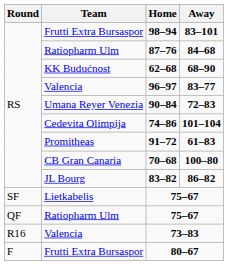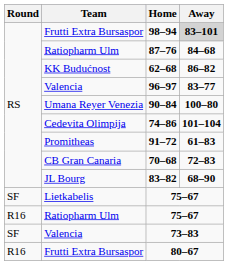(201, 32) no background -> (201, 32) lightgrey background
(201, 68) 68–90 -> (201, 68) 86–82
(201, 105) 72–83 -> (201, 105) 100–80
(201, 160) 100–80 -> (201, 160) 72–83
(201, 178) 86–82 -> (201, 178) 68–90
(14, 215) QF -> (16, 215) R16
(16, 233) R16 -> (13, 233) SF
(10, 251) F -> (16, 251) R16
